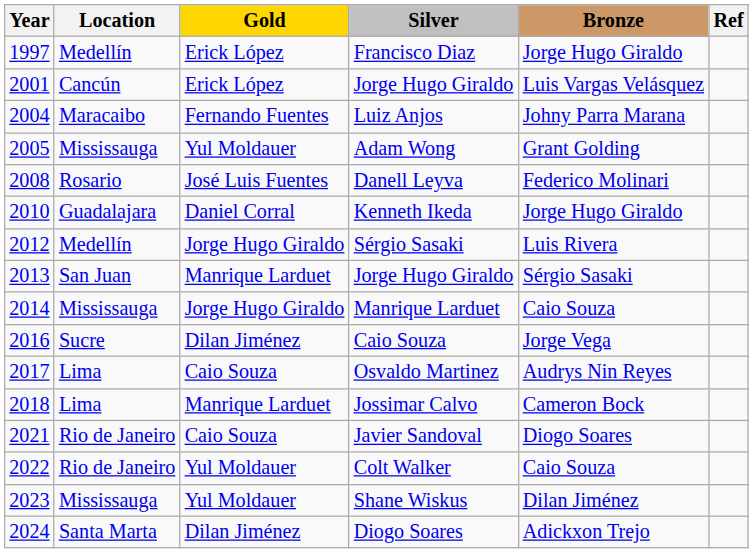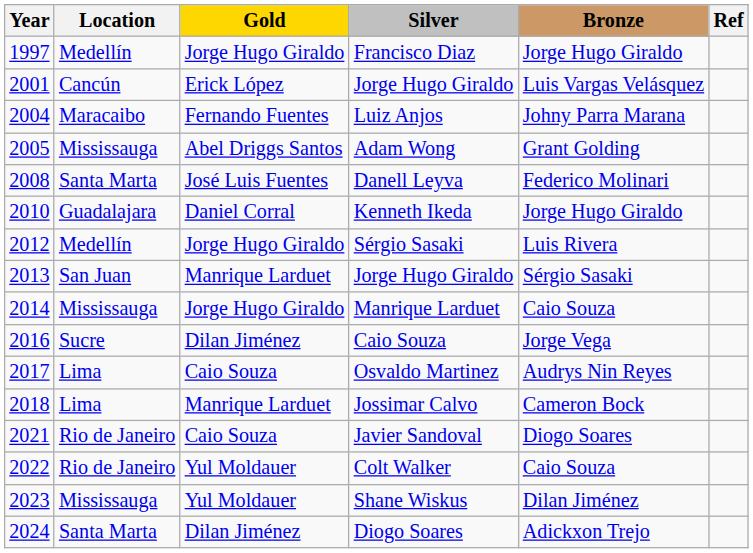(234, 52) Erick López -> (265, 52) Jorge Hugo Giraldo
(240, 148) Yul Moldauer -> (264, 148) Abel Driggs Santos
(90, 180) Rosario -> (108, 180) Santa Marta
